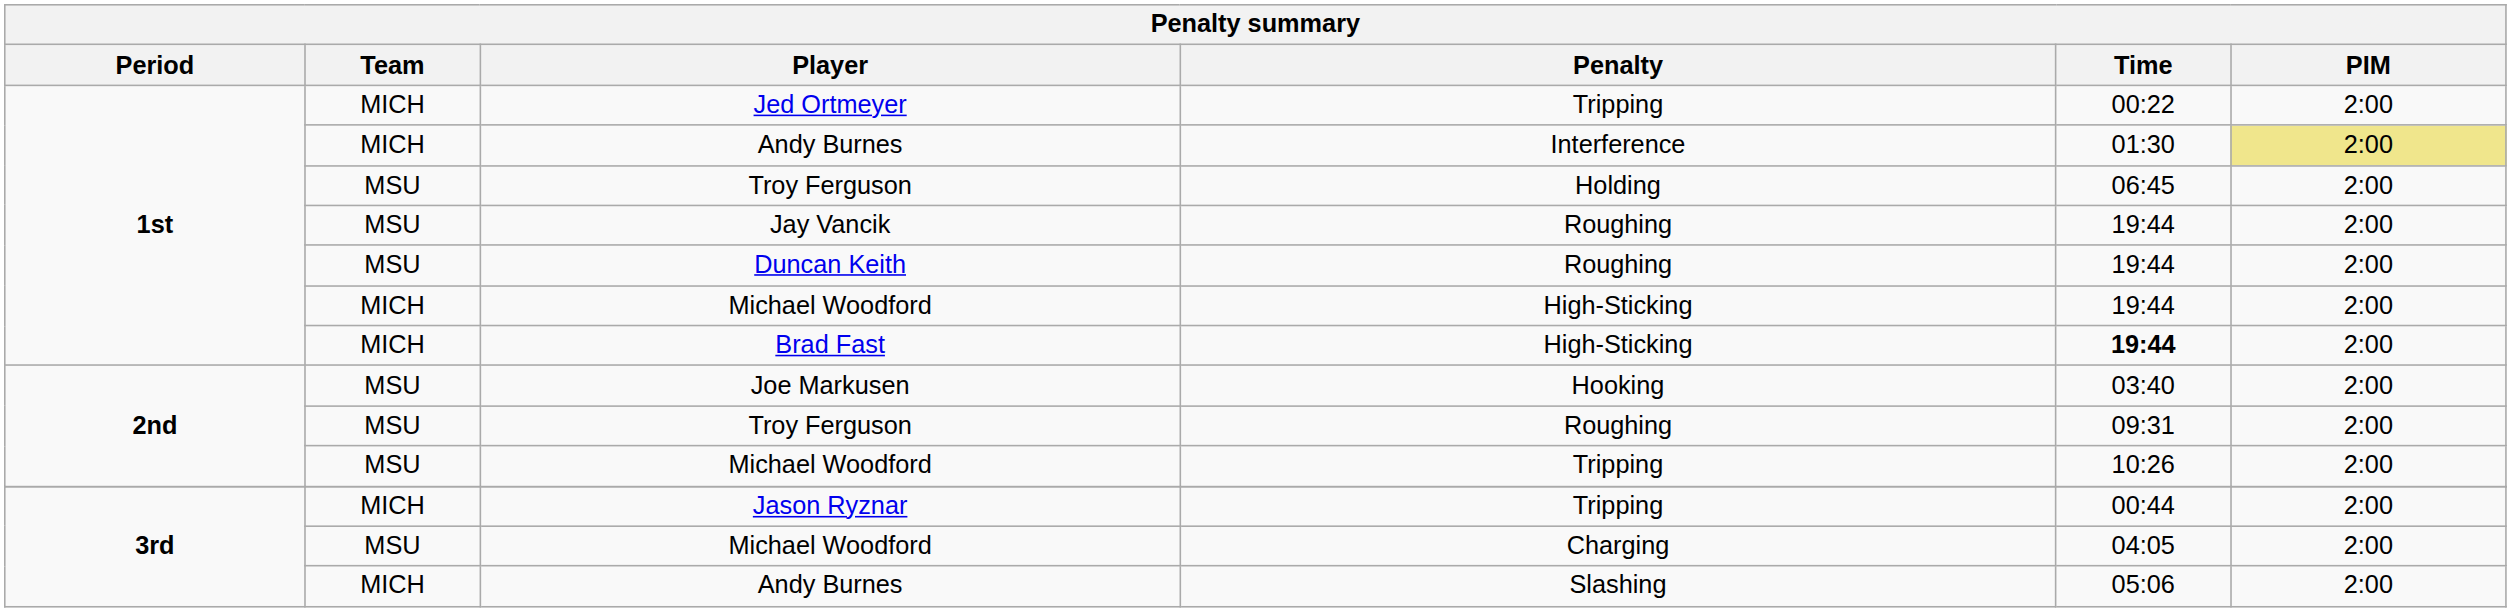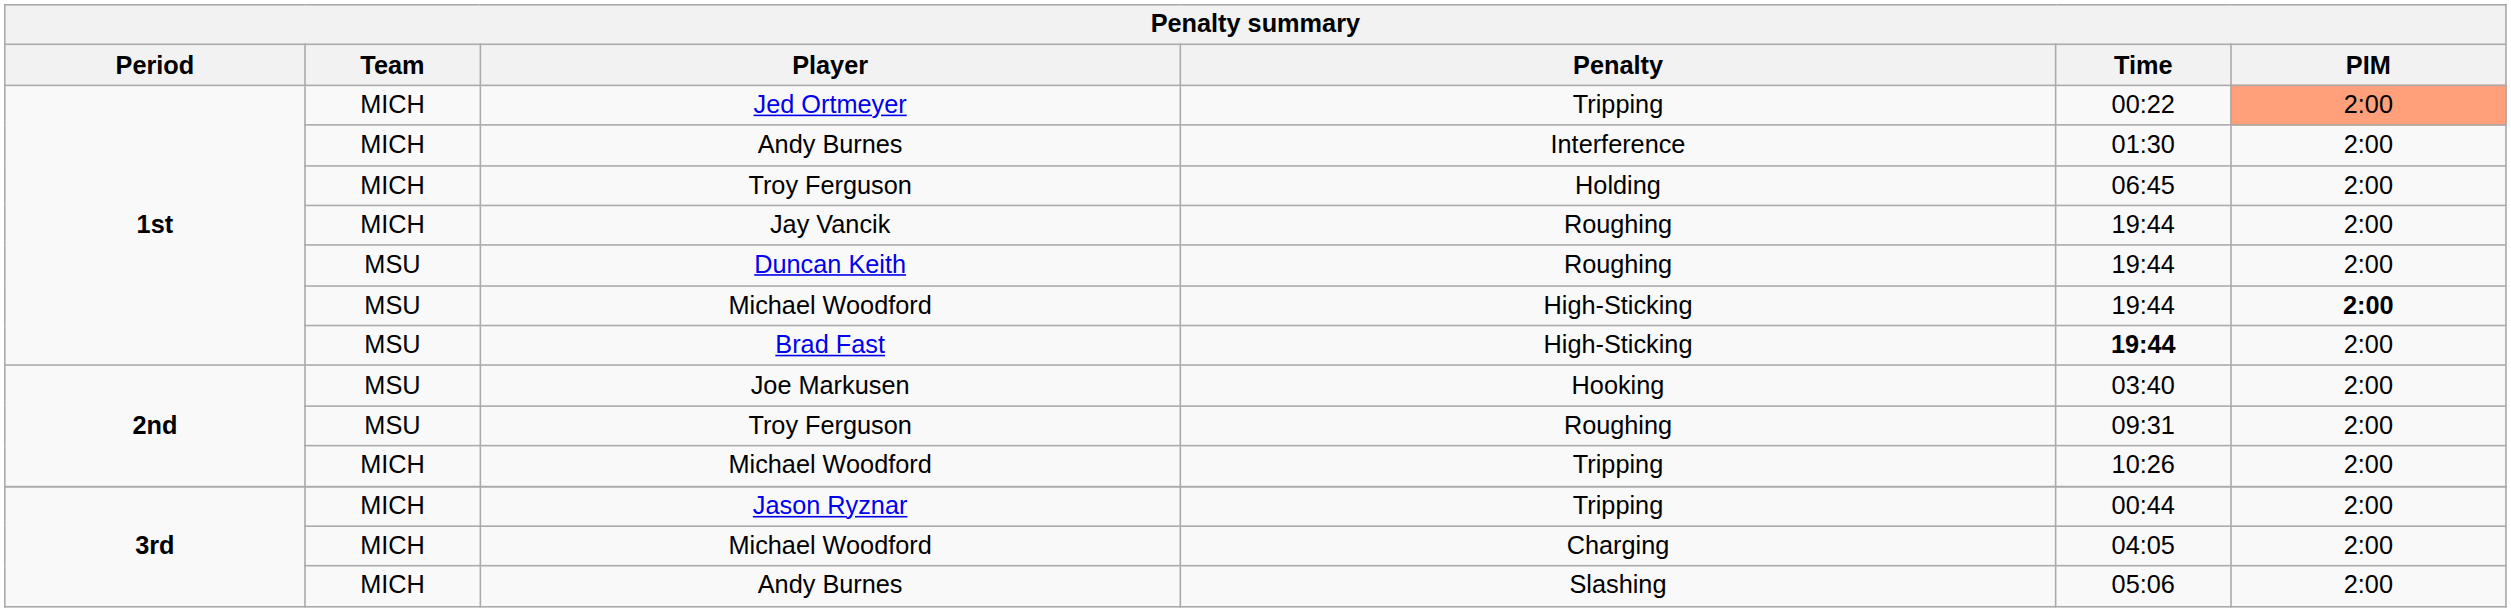(2368, 104) no background -> (2368, 104) lightsalmon background
(2368, 144) khaki background -> (2368, 144) no background
(392, 184) MSU -> (392, 184) MICH
(392, 225) MSU -> (392, 225) MICH
(392, 305) MICH -> (392, 305) MSU
(2368, 305) normal -> (2368, 305) bold
(392, 345) MICH -> (392, 345) MSU
(392, 465) MSU -> (392, 465) MICH
(392, 545) MSU -> (392, 545) MICH
